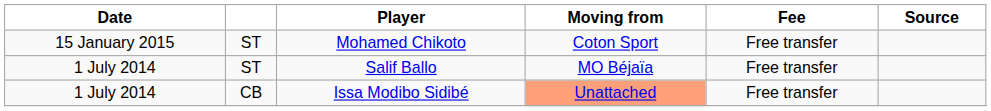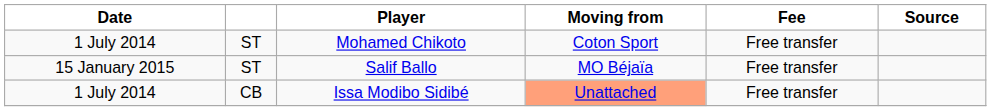(115, 43) 15 January 2015 -> (115, 43) 1 July 2014
(115, 68) 1 July 2014 -> (115, 68) 15 January 2015
